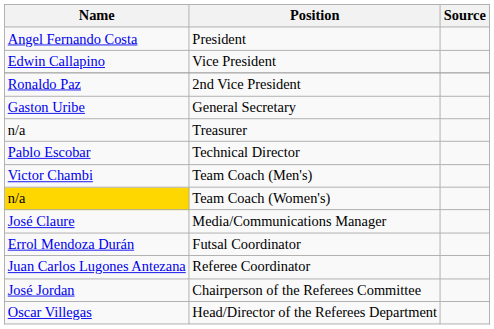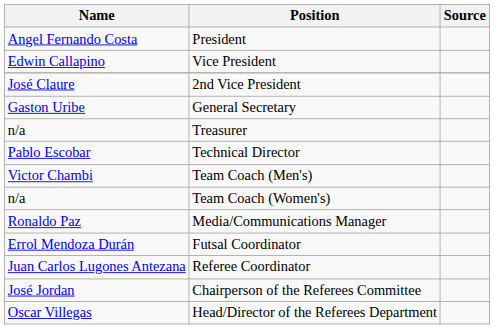(44, 84) Ronaldo Paz -> (41, 84) José Claure
(17, 198) gold background -> (17, 198) no background
(41, 221) José Claure -> (44, 221) Ronaldo Paz
